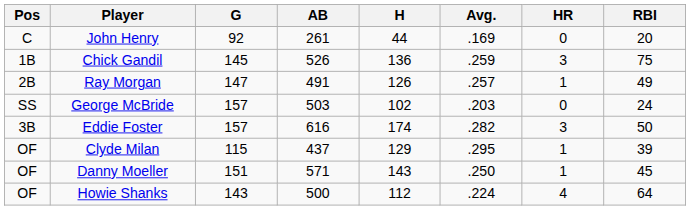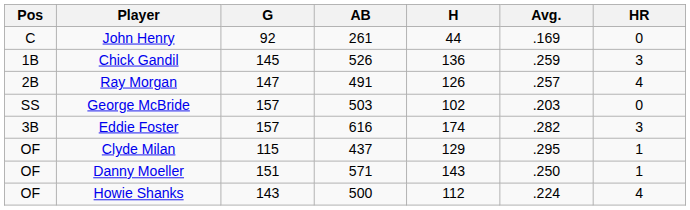- column: (645, 15)
(563, 82) 1 -> (639, 82) 4
